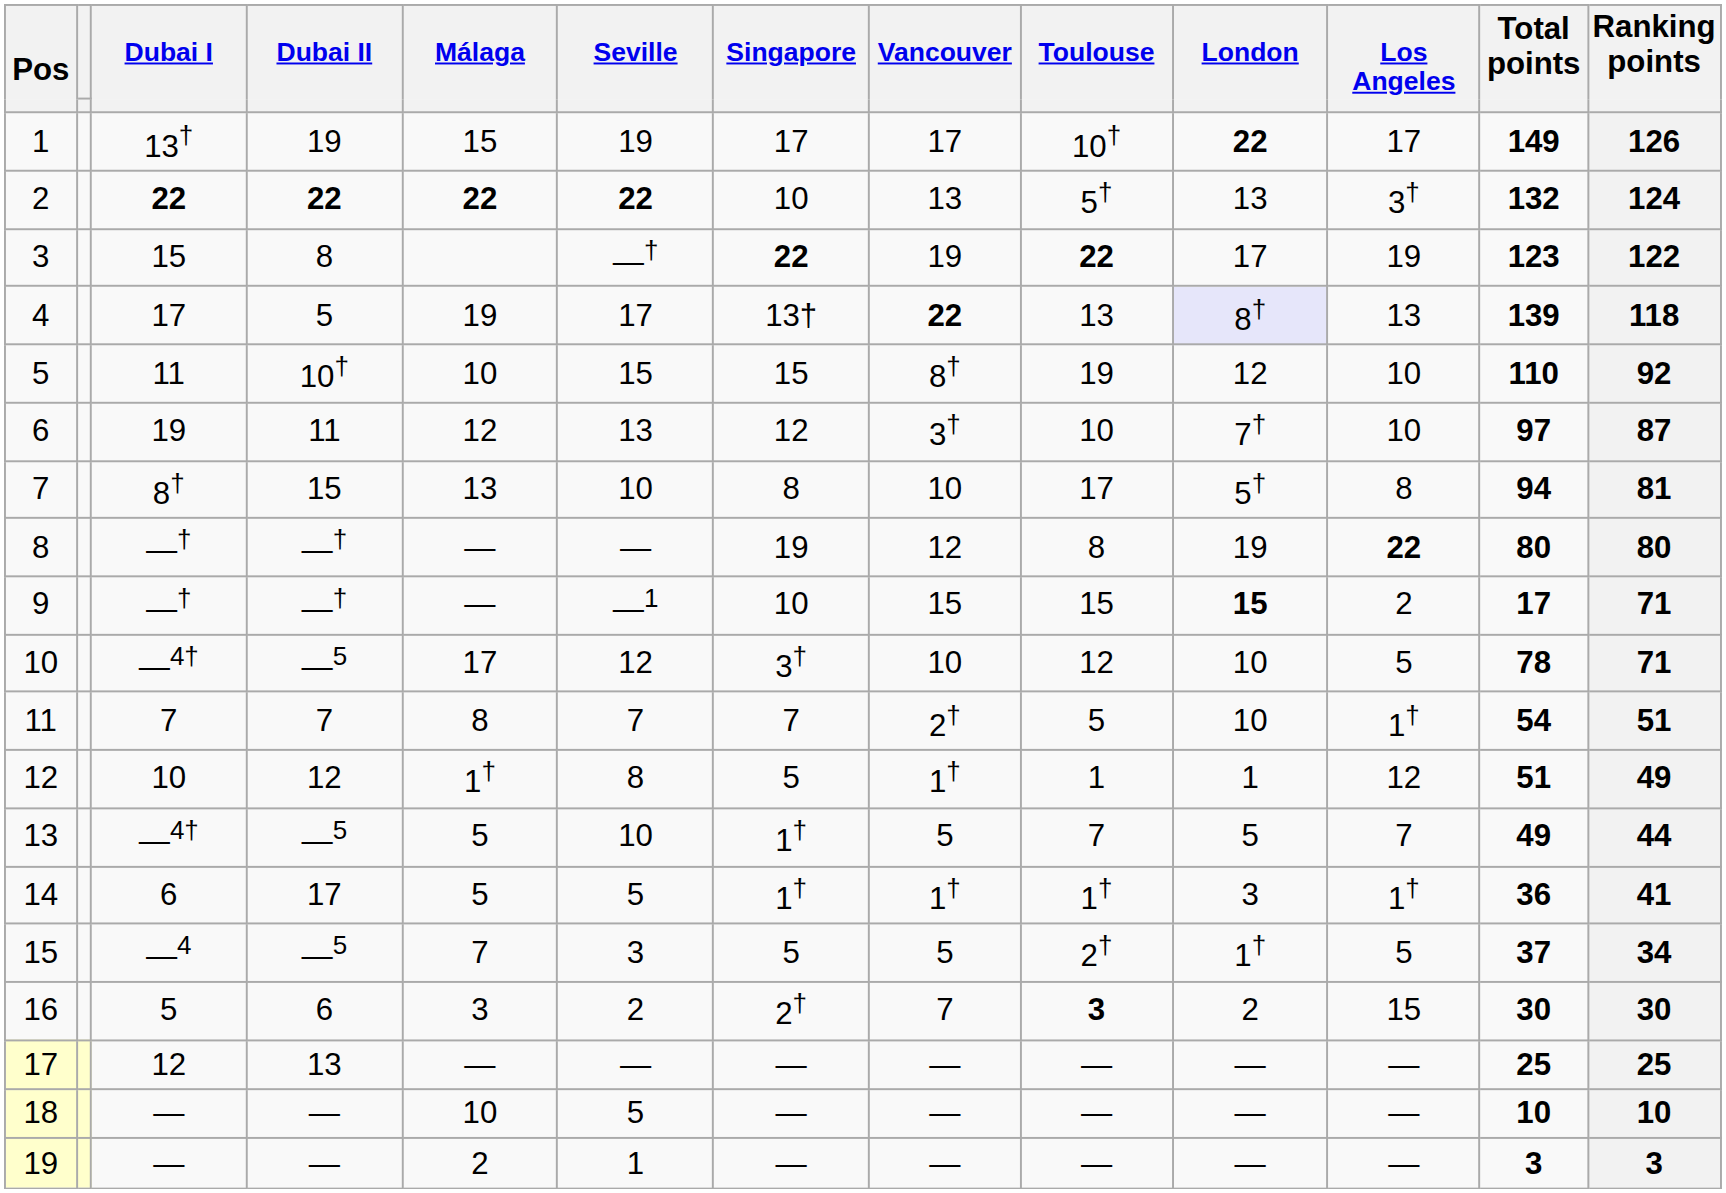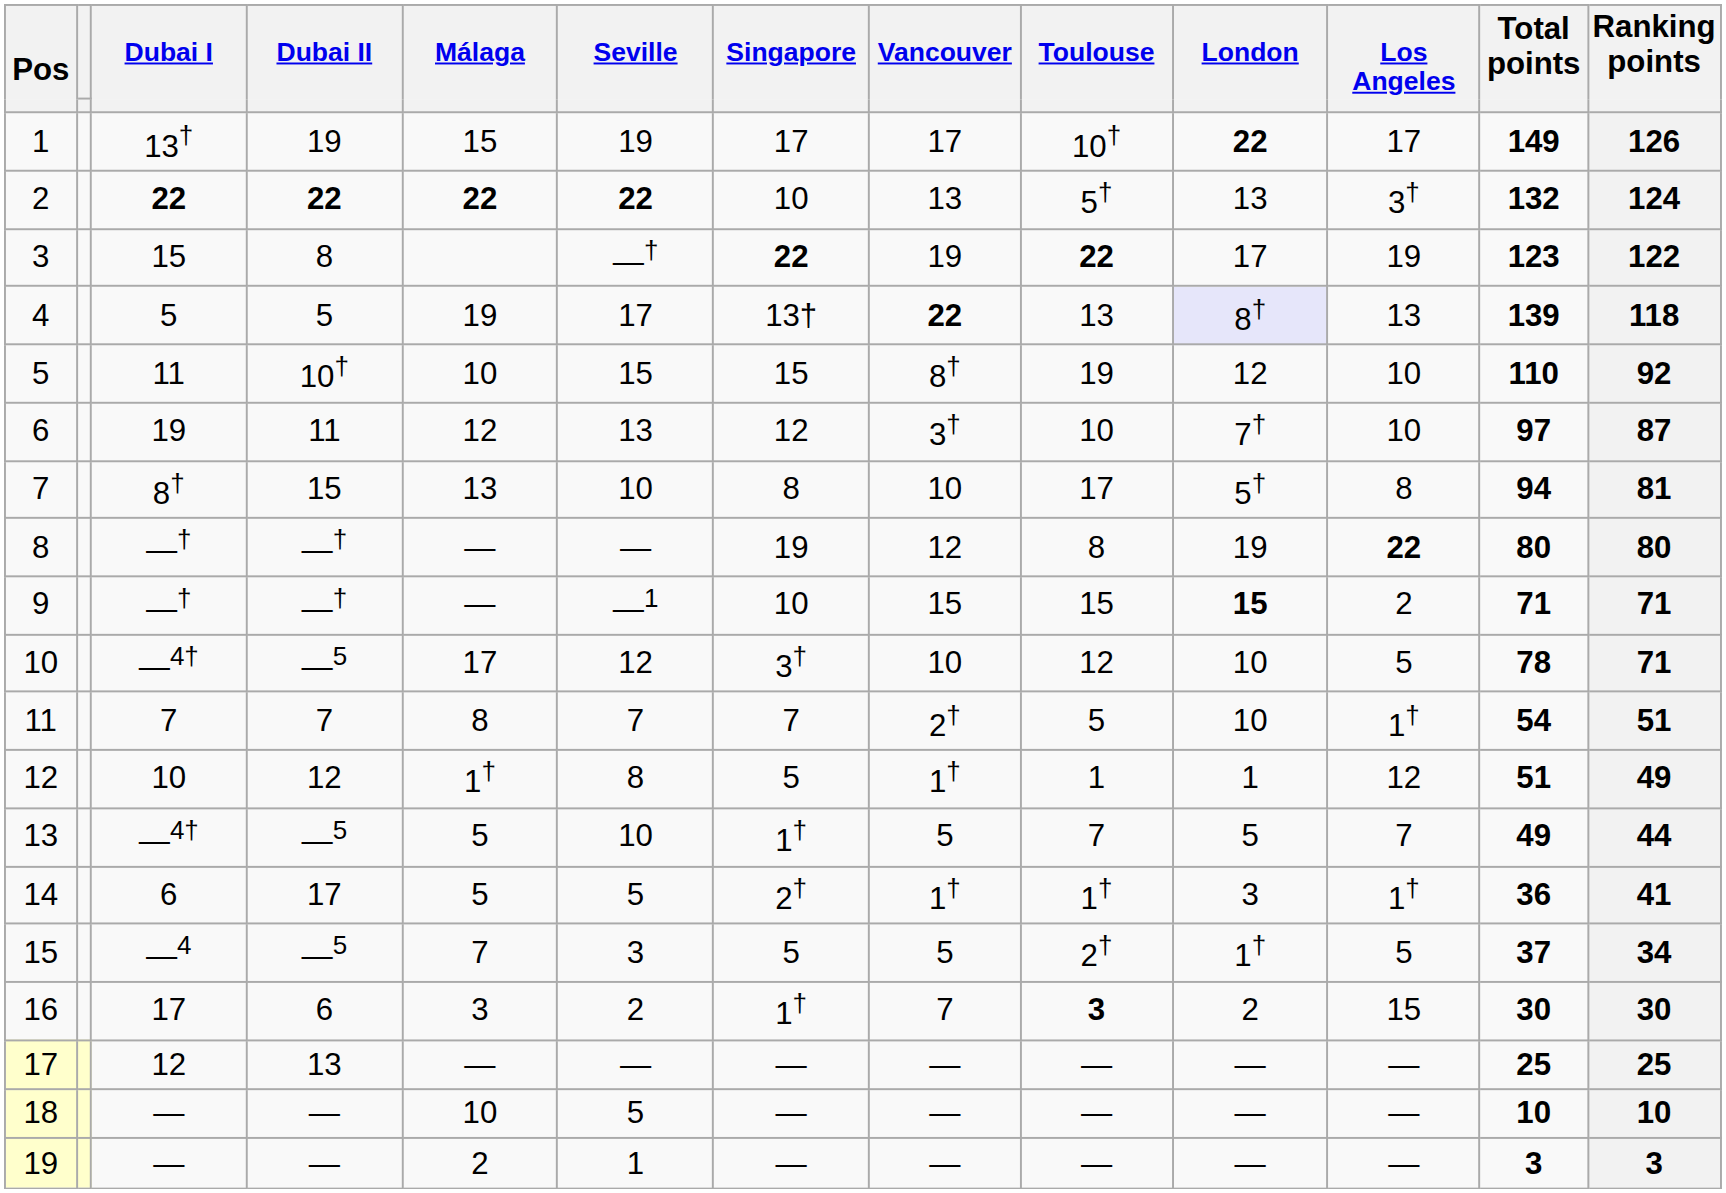(169, 315) 17 -> (169, 315) 5
(1534, 604) 17 -> (1534, 604) 71
(791, 894) 1† -> (791, 894) 2†
(169, 1010) 5 -> (169, 1010) 17
(791, 1010) 2† -> (791, 1010) 1†
